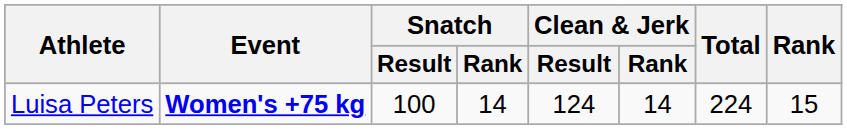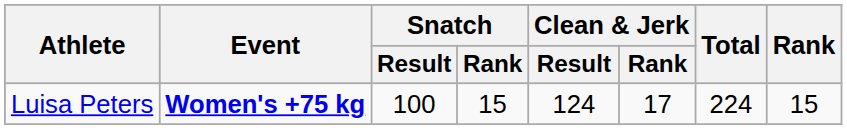(493, 104) 14 -> (493, 104) 15
(657, 104) 14 -> (657, 104) 17
